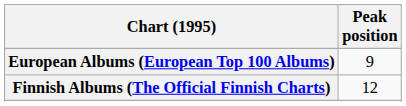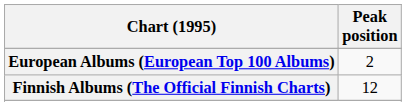(370, 61) 9 -> (370, 61) 2
